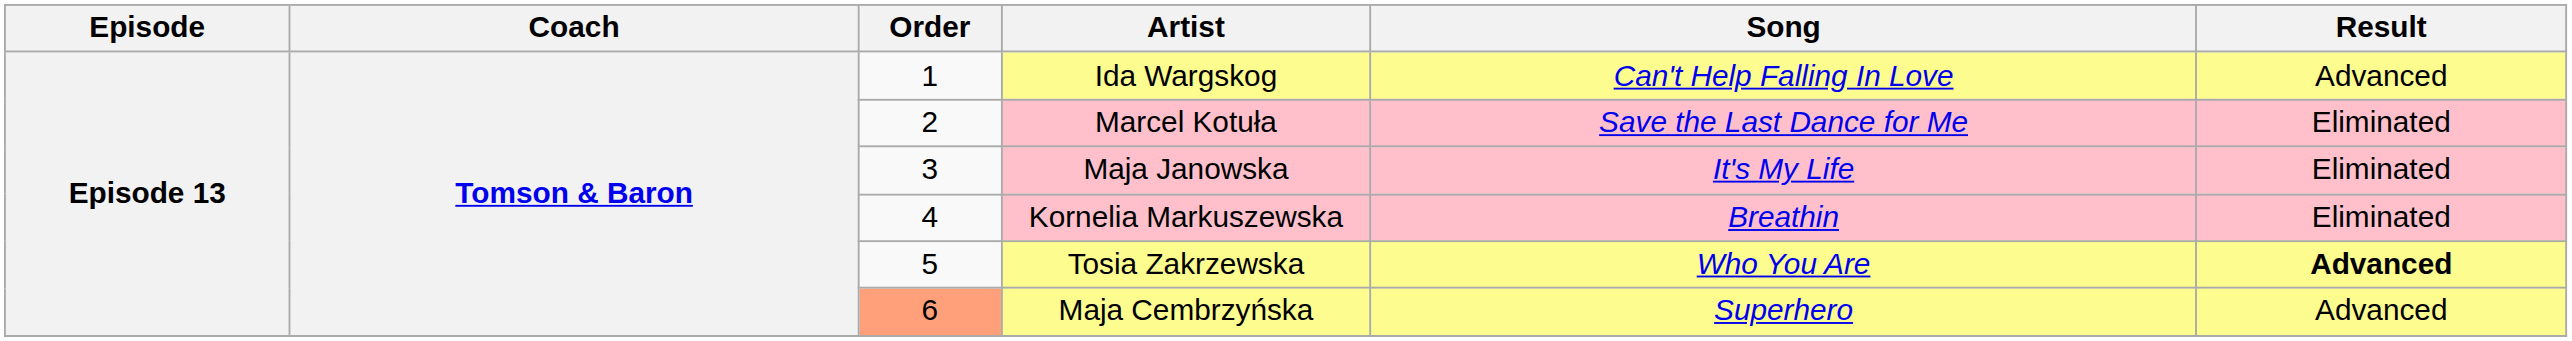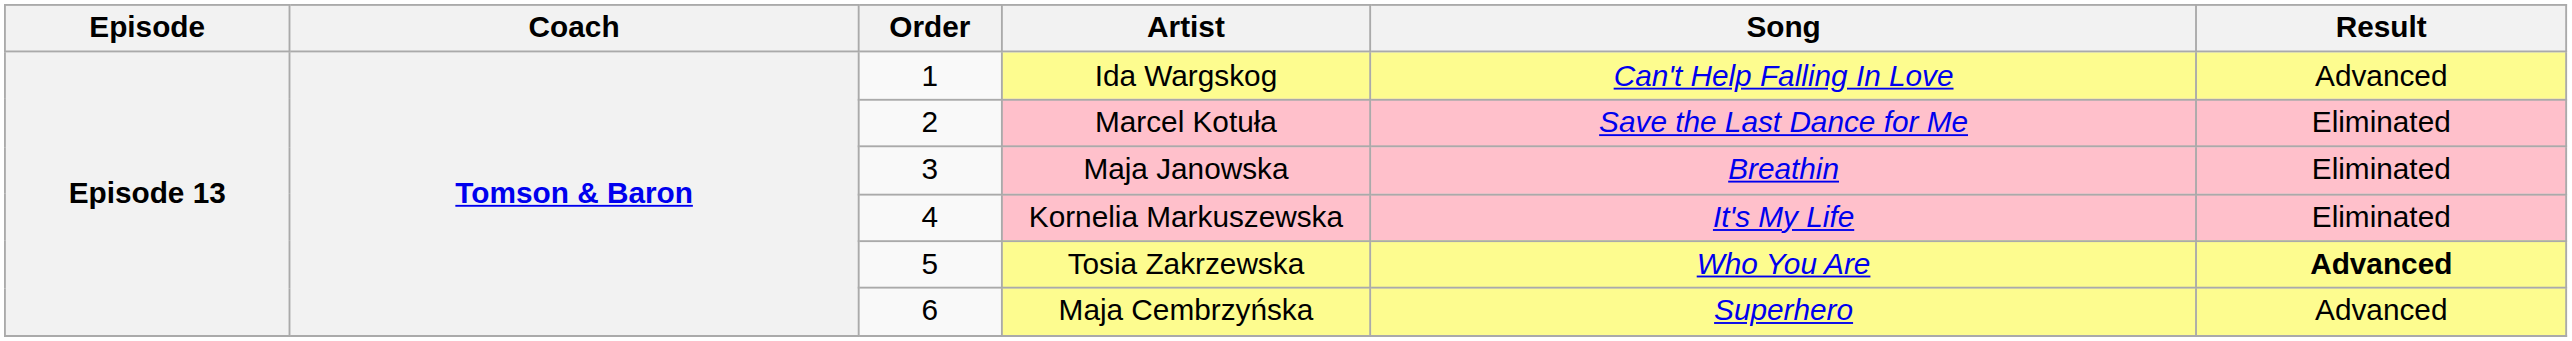(1784, 169) It's My Life -> (1784, 169) Breathin
(1784, 216) Breathin -> (1784, 216) It's My Life
(930, 311) lightsalmon background -> (930, 311) no background
